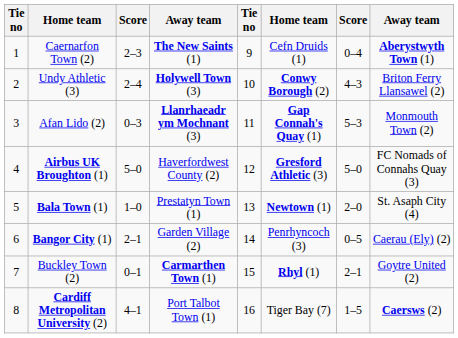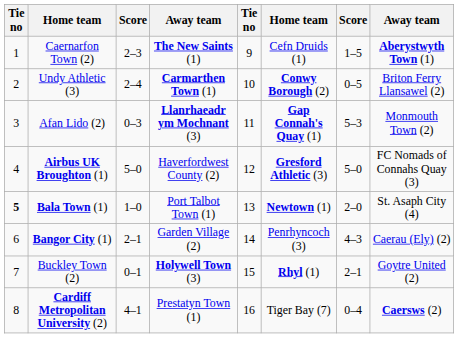(353, 52) 0–4 -> (353, 52) 1–5
(193, 84) Holywell Town (3) -> (193, 84) Carmarthen Town (1)
(353, 84) 4–3 -> (353, 84) 0–5
(16, 207) normal -> (16, 207) bold
(193, 207) Prestatyn Town (1) -> (193, 207) Port Talbot Town (1)
(353, 239) 0–5 -> (353, 239) 4–3
(193, 271) Carmarthen Town (1) -> (193, 271) Holywell Town (3)
(193, 310) Port Talbot Town (1) -> (193, 310) Prestatyn Town (1)
(353, 310) 1–5 -> (353, 310) 0–4
